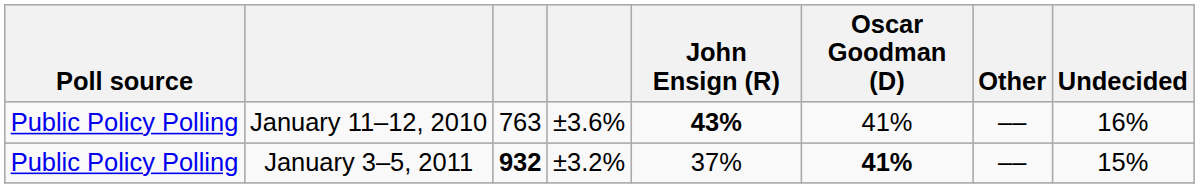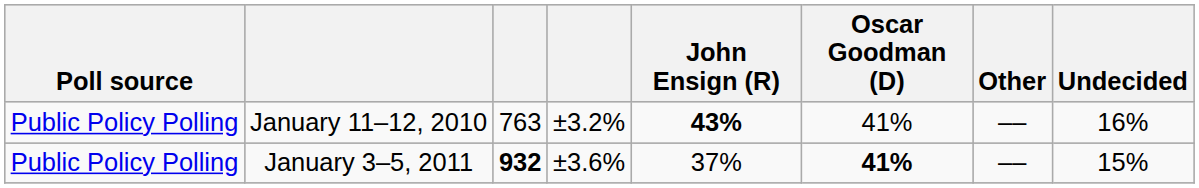(589, 122) ±3.6% -> (589, 122) ±3.2%
(589, 162) ±3.2% -> (589, 162) ±3.6%
